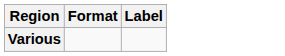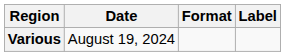+ column: (121, 16)
